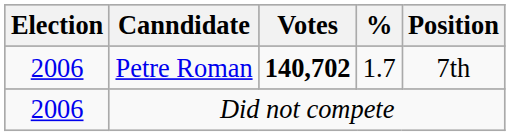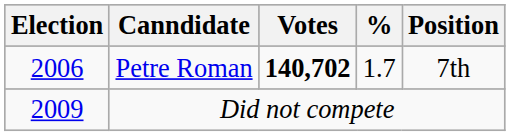(57, 109) 2006 -> (57, 109) 2009
